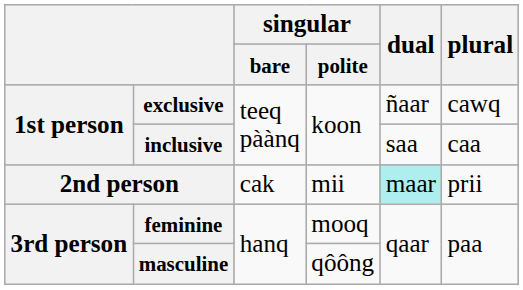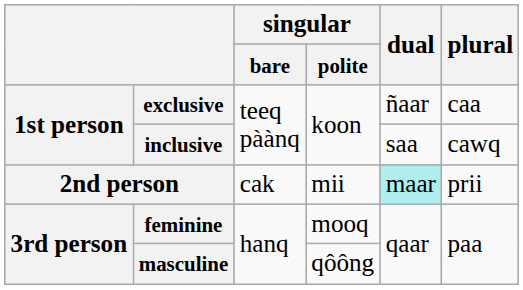(474, 104) cawq -> (464, 104) caa
(464, 143) caa -> (474, 143) cawq
